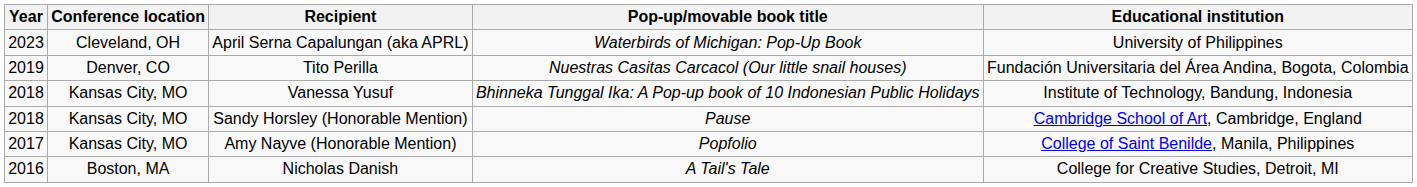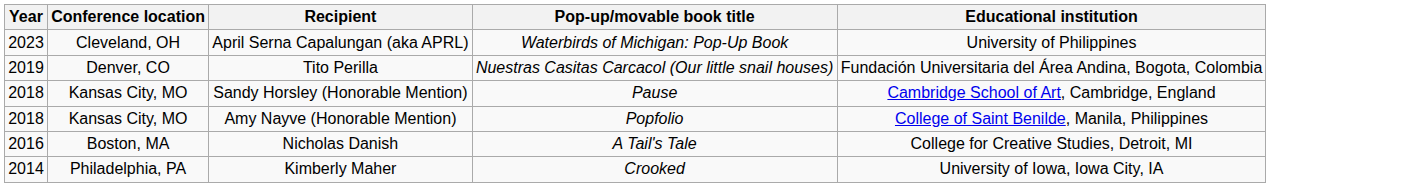- row: (340, 93)
(26, 144) 2017 -> (26, 118) 2018
+ row: (340, 169)
